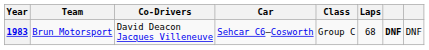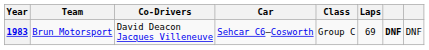(370, 32) 68 -> (370, 32) 69
